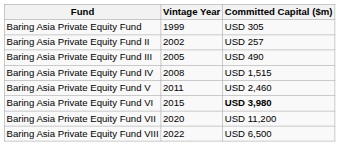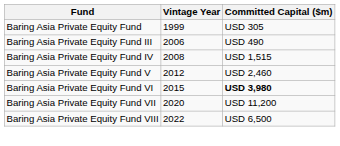- row: (78, 42)
(174, 57) 2005 -> (174, 42) 2006
(173, 88) 2011 -> (174, 73) 2012
